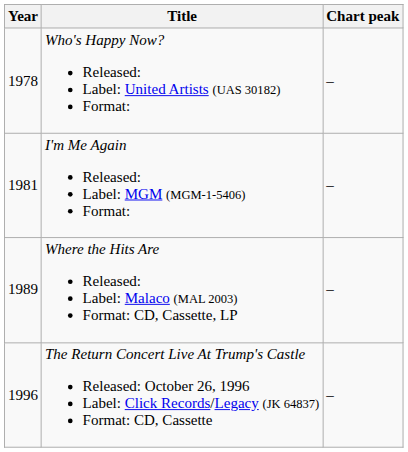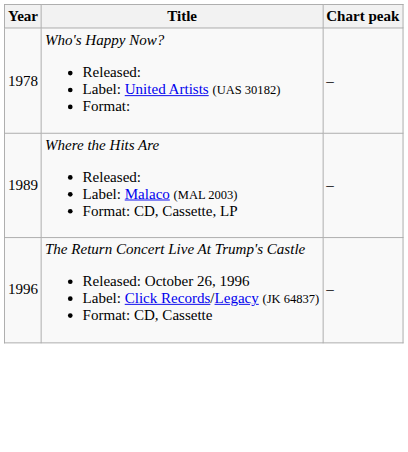- row: (182, 178)
